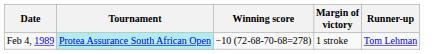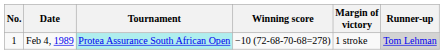+ column: (14, 18)
(391, 41) no background -> (410, 41) lightgrey background
